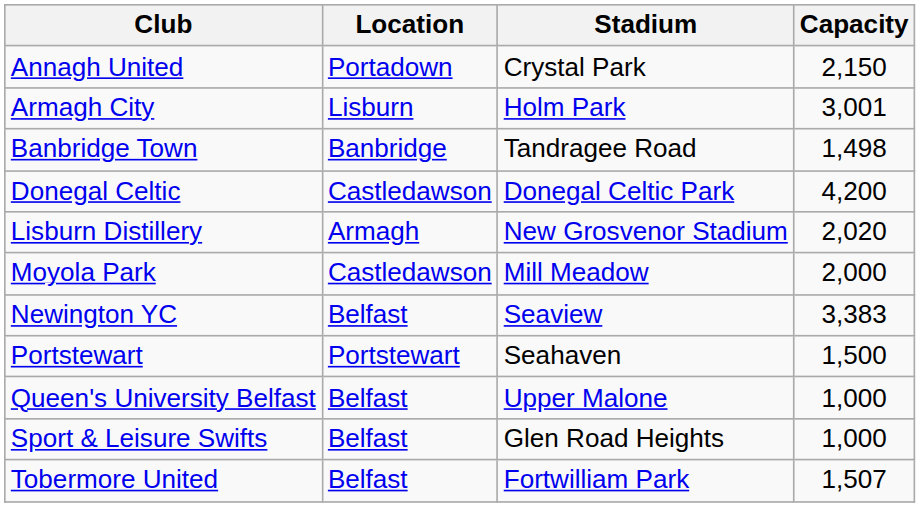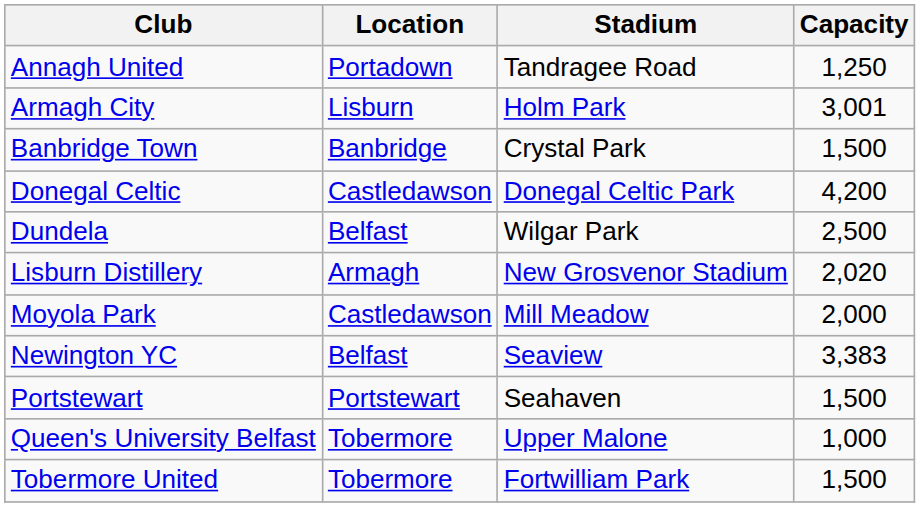(575, 66) Crystal Park -> (600, 66) Tandragee Road
(854, 66) 2,150 -> (854, 66) 1,250
(600, 149) Tandragee Road -> (575, 149) Crystal Park
(854, 149) 1,498 -> (854, 149) 1,500
+ row: (59, 231)
(368, 397) Belfast -> (390, 438) Tobermore
- row: (139, 438)
(368, 480) Belfast -> (390, 480) Tobermore
(854, 480) 1,507 -> (854, 480) 1,500
